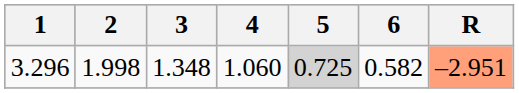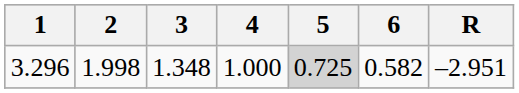(252, 66) 1.060 -> (252, 66) 1.000
(471, 66) lightsalmon background -> (471, 66) no background
